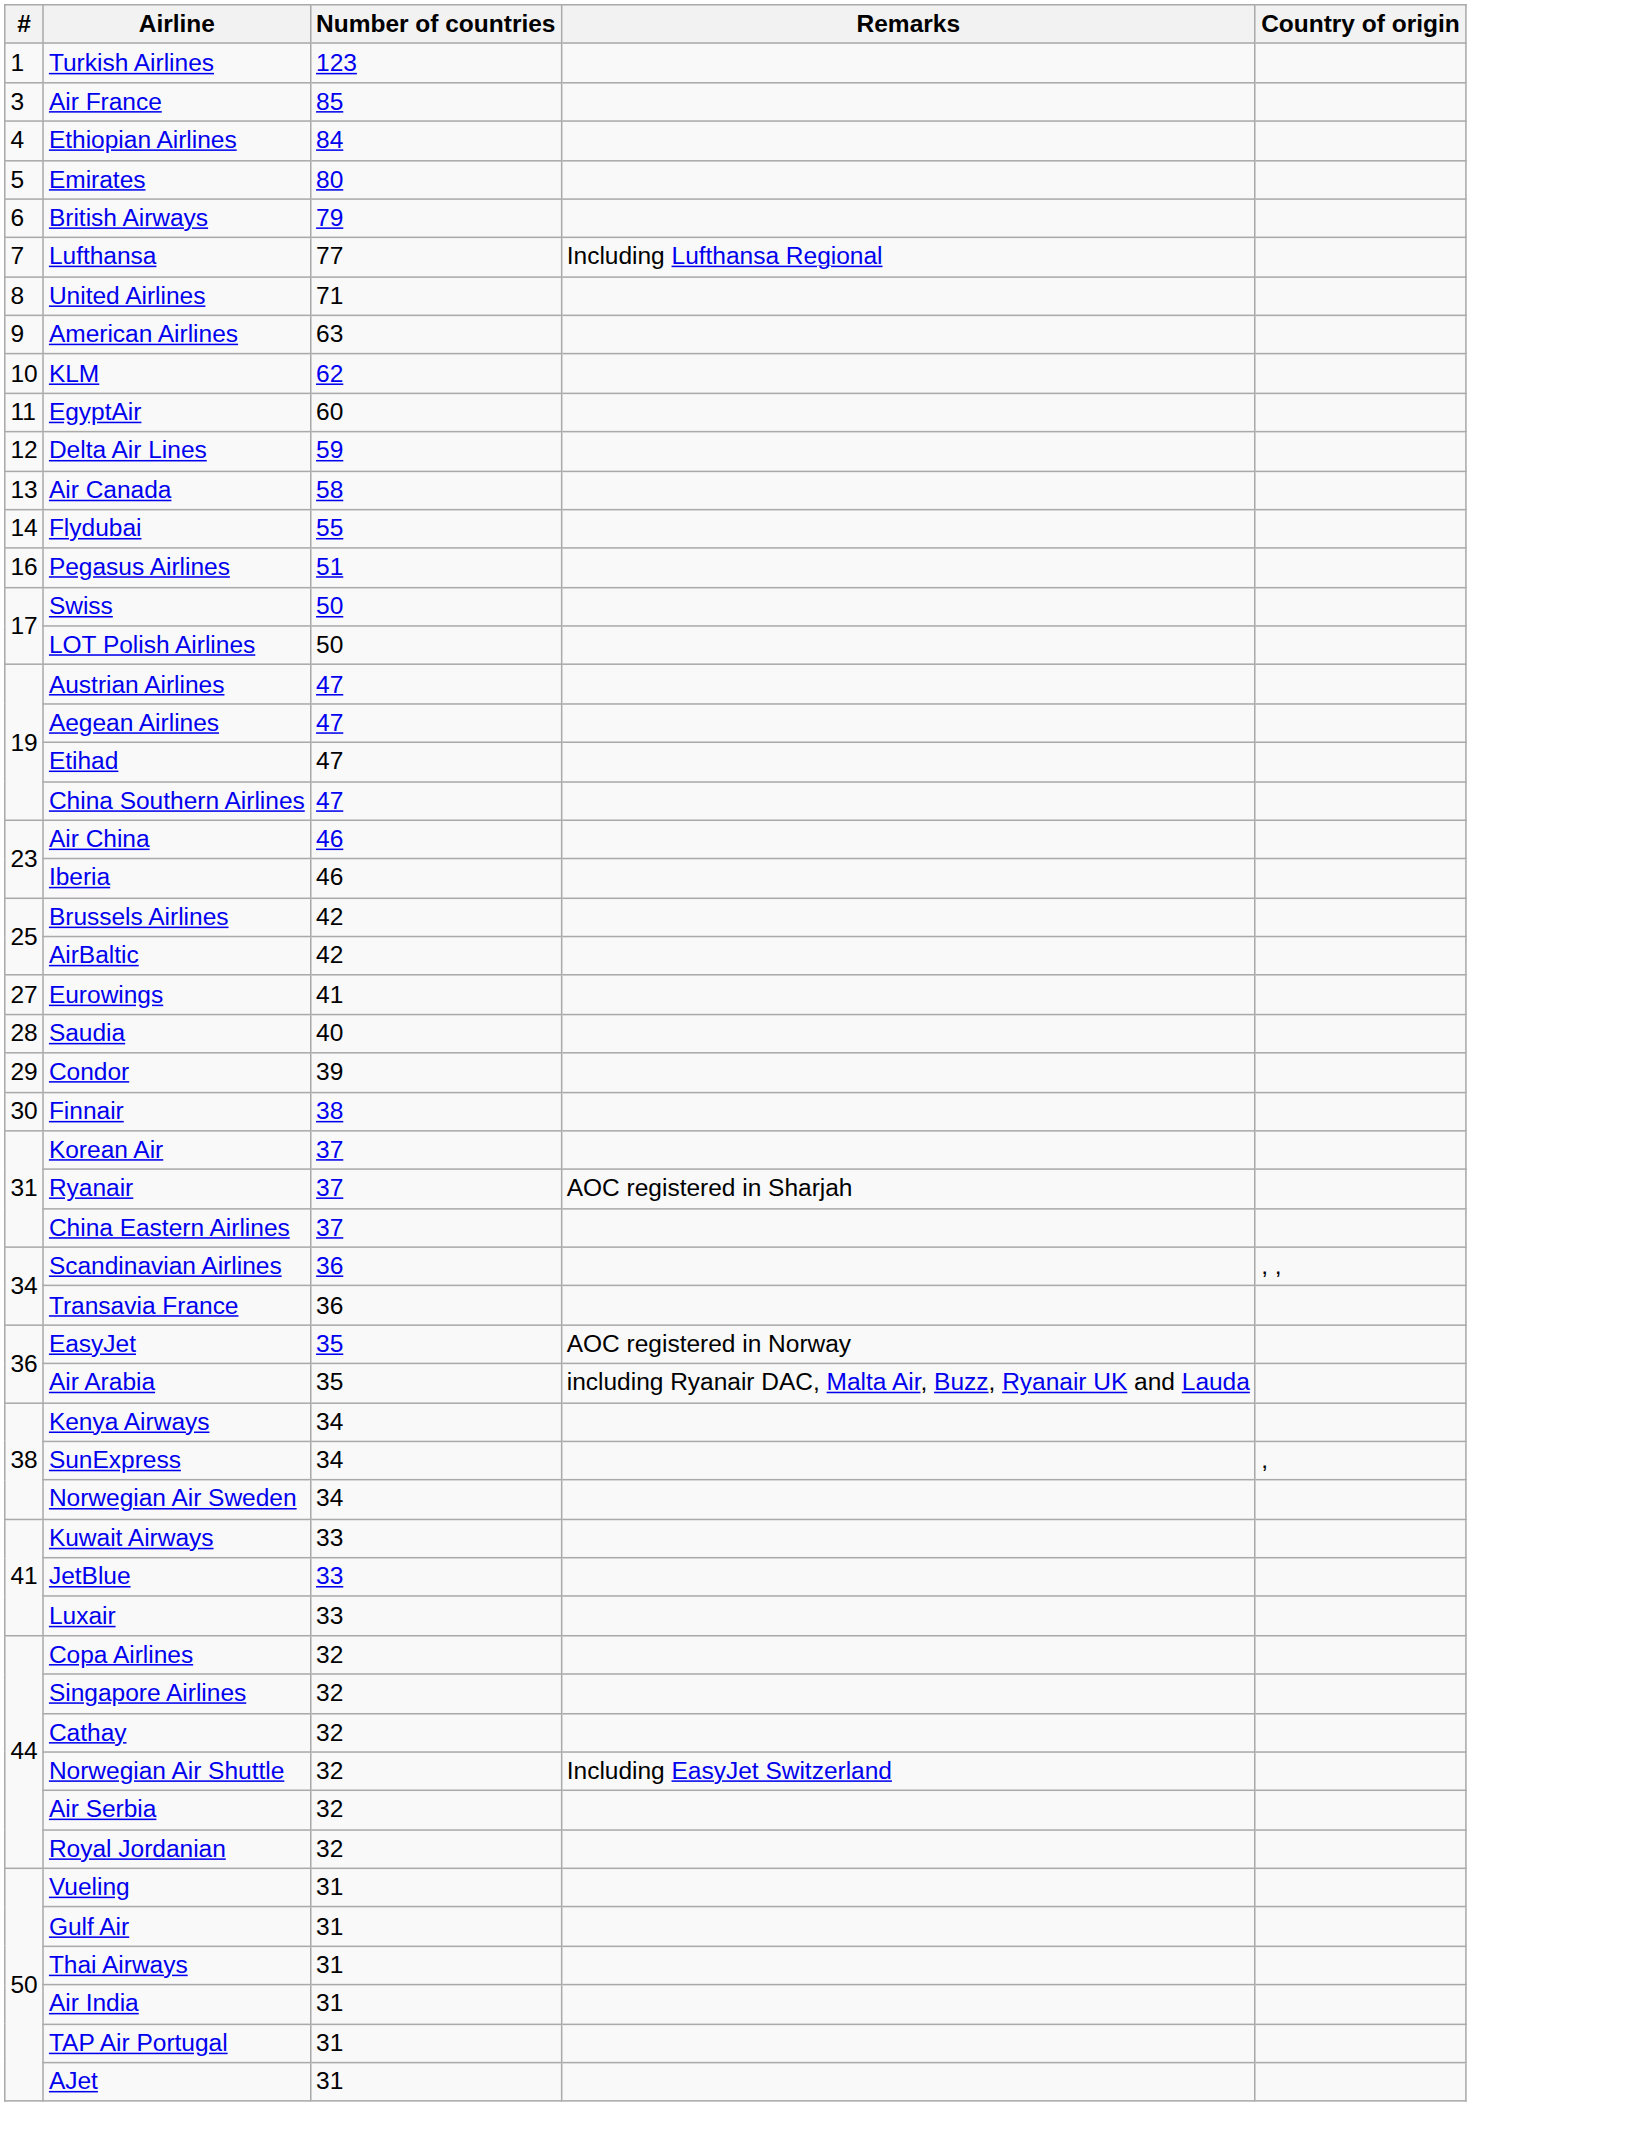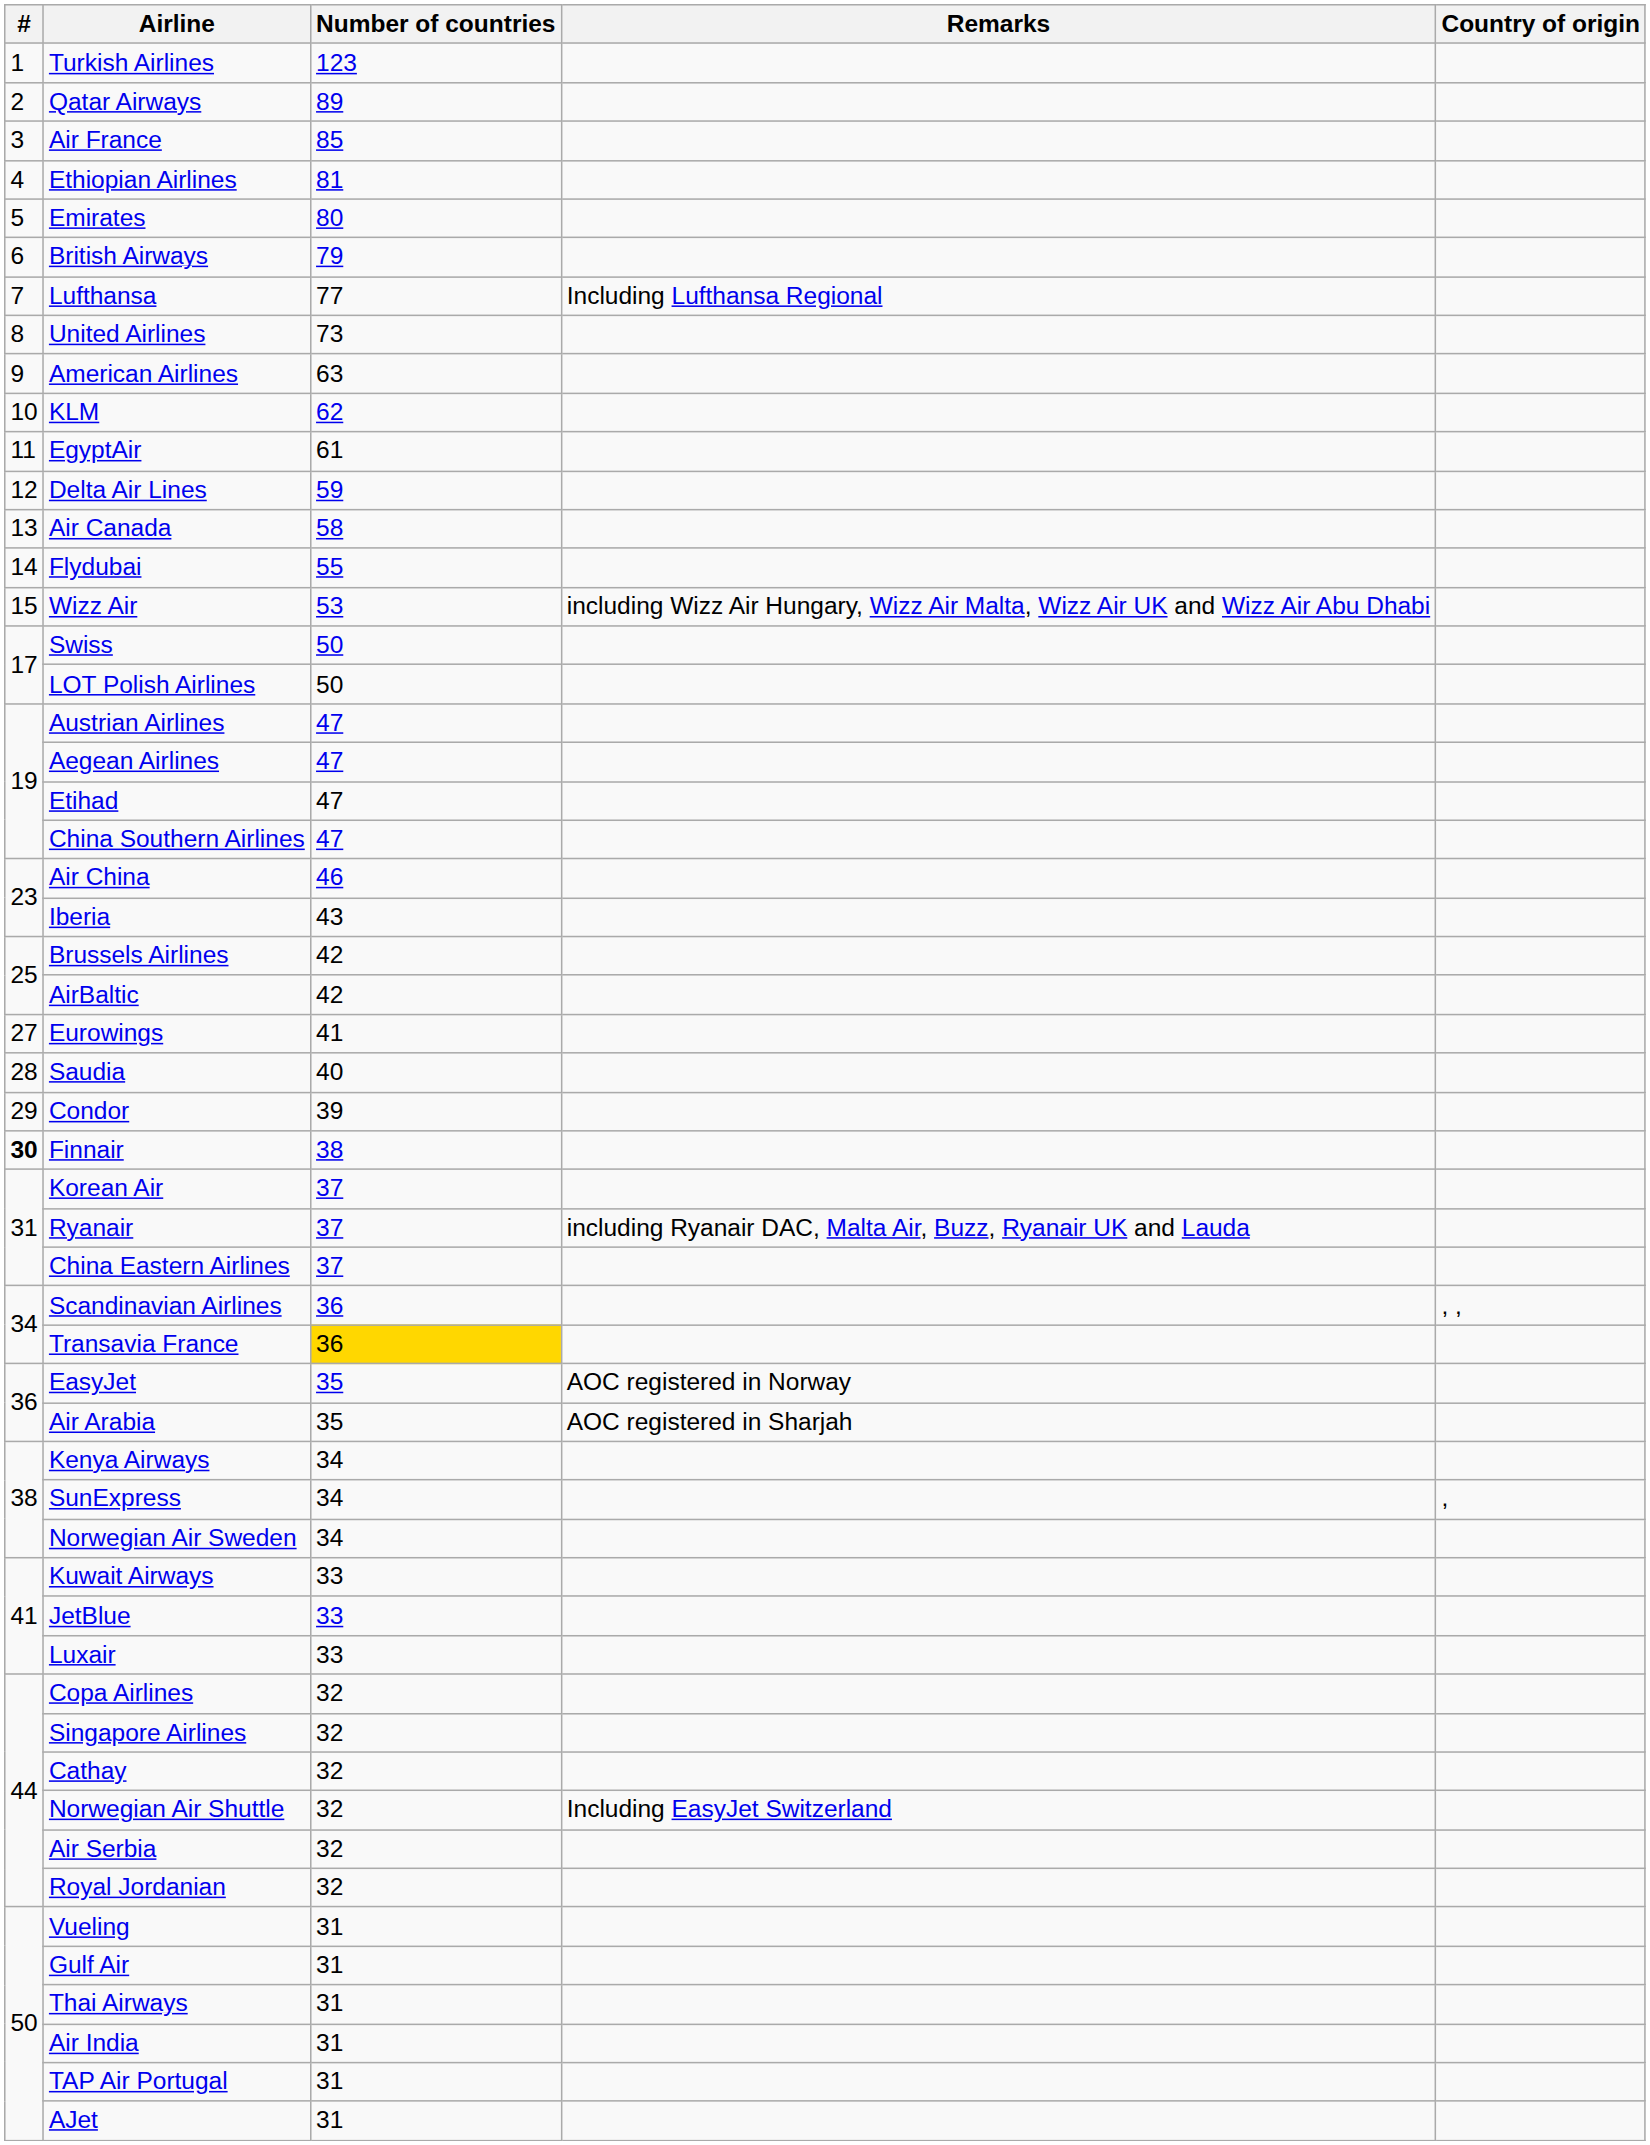+ row: (125, 101)
(330, 140) 84 -> (330, 179) 81
(330, 295) 71 -> (330, 334) 73
(330, 412) 60 -> (330, 450) 61
+ row: (93, 606)
- row: (139, 567)
(330, 878) 46 -> (330, 916) 43
(24, 1110) normal -> (24, 1149) bold
(710, 1188) AOC registered in Sharjah -> (908, 1227) including Ryanair DAC, Malta Air, Buzz, Ryanair UK and Lauda
(330, 1305) no background -> (330, 1343) gold background
(908, 1382) including Ryanair DAC, Malta Air, Buzz, Ryanair UK and Lauda -> (710, 1421) AOC registered in Sharjah
